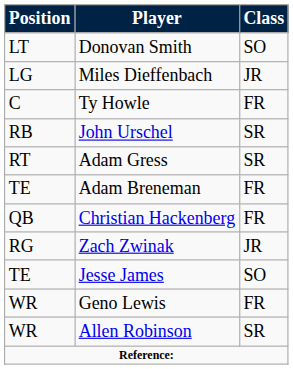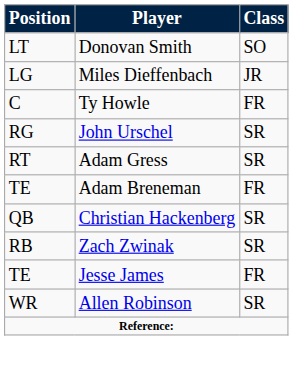(21, 132) RB -> (21, 132) RG
(254, 217) FR -> (254, 217) SR
(21, 246) RG -> (21, 246) RB
(253, 246) JR -> (254, 246) SR
(255, 274) SO -> (254, 274) FR
- row: (122, 302)
